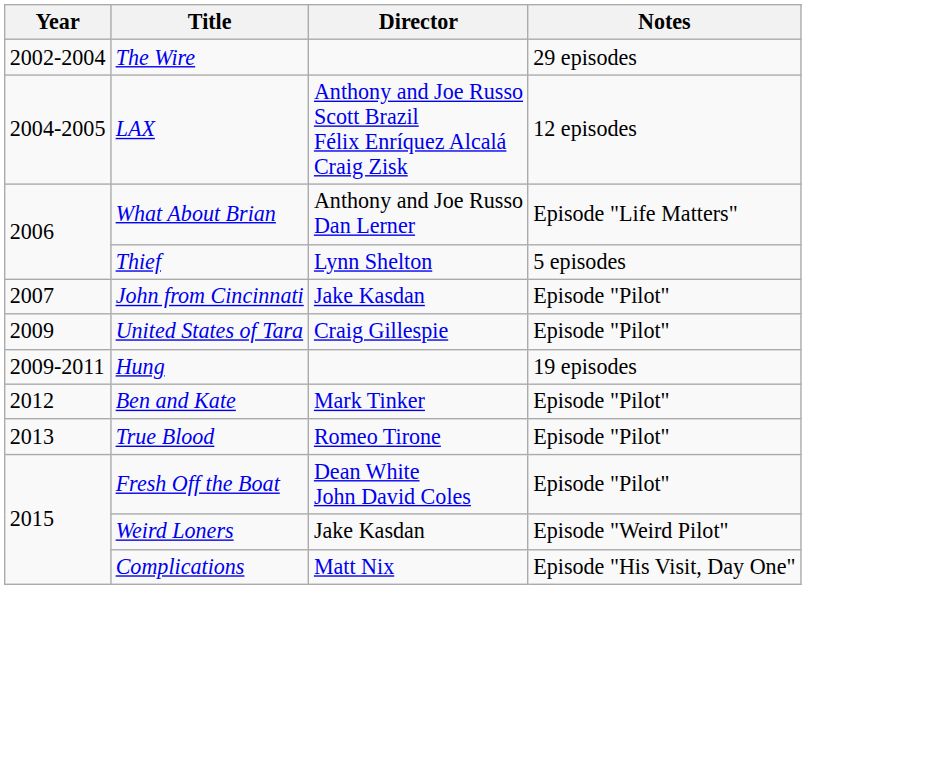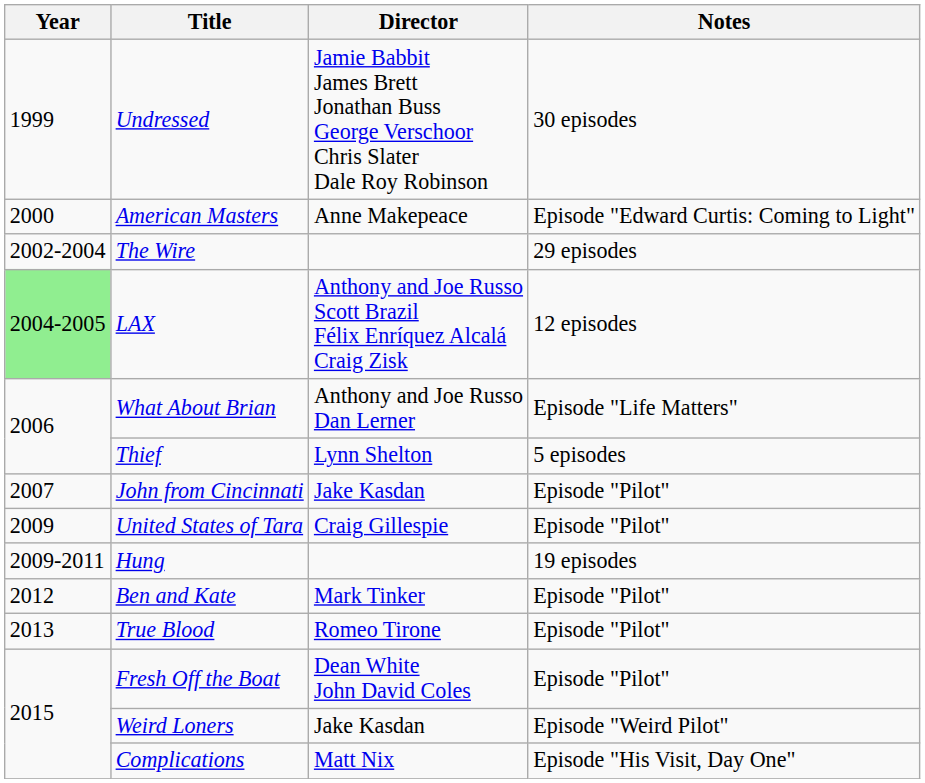+ row: (162, 119)
+ row: (197, 216)
(58, 129) no background -> (58, 323) lightgreen background
